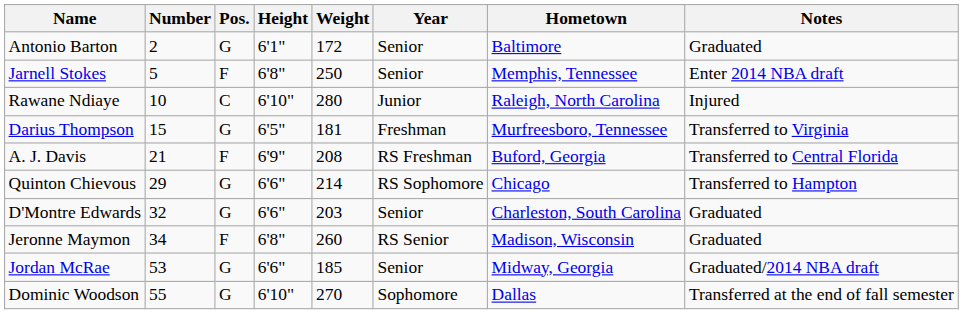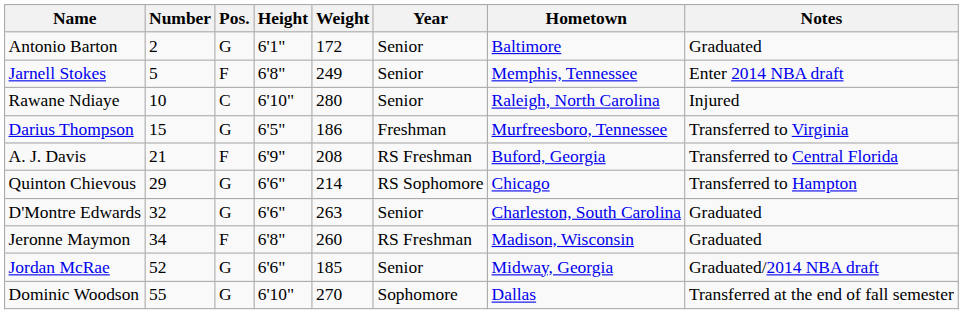(329, 73) 250 -> (329, 73) 249
(399, 101) Junior -> (400, 101) Senior
(329, 128) 181 -> (329, 128) 186
(329, 211) 203 -> (329, 211) 263
(413, 239) RS Senior -> (425, 239) RS Freshman
(158, 267) 53 -> (158, 267) 52
